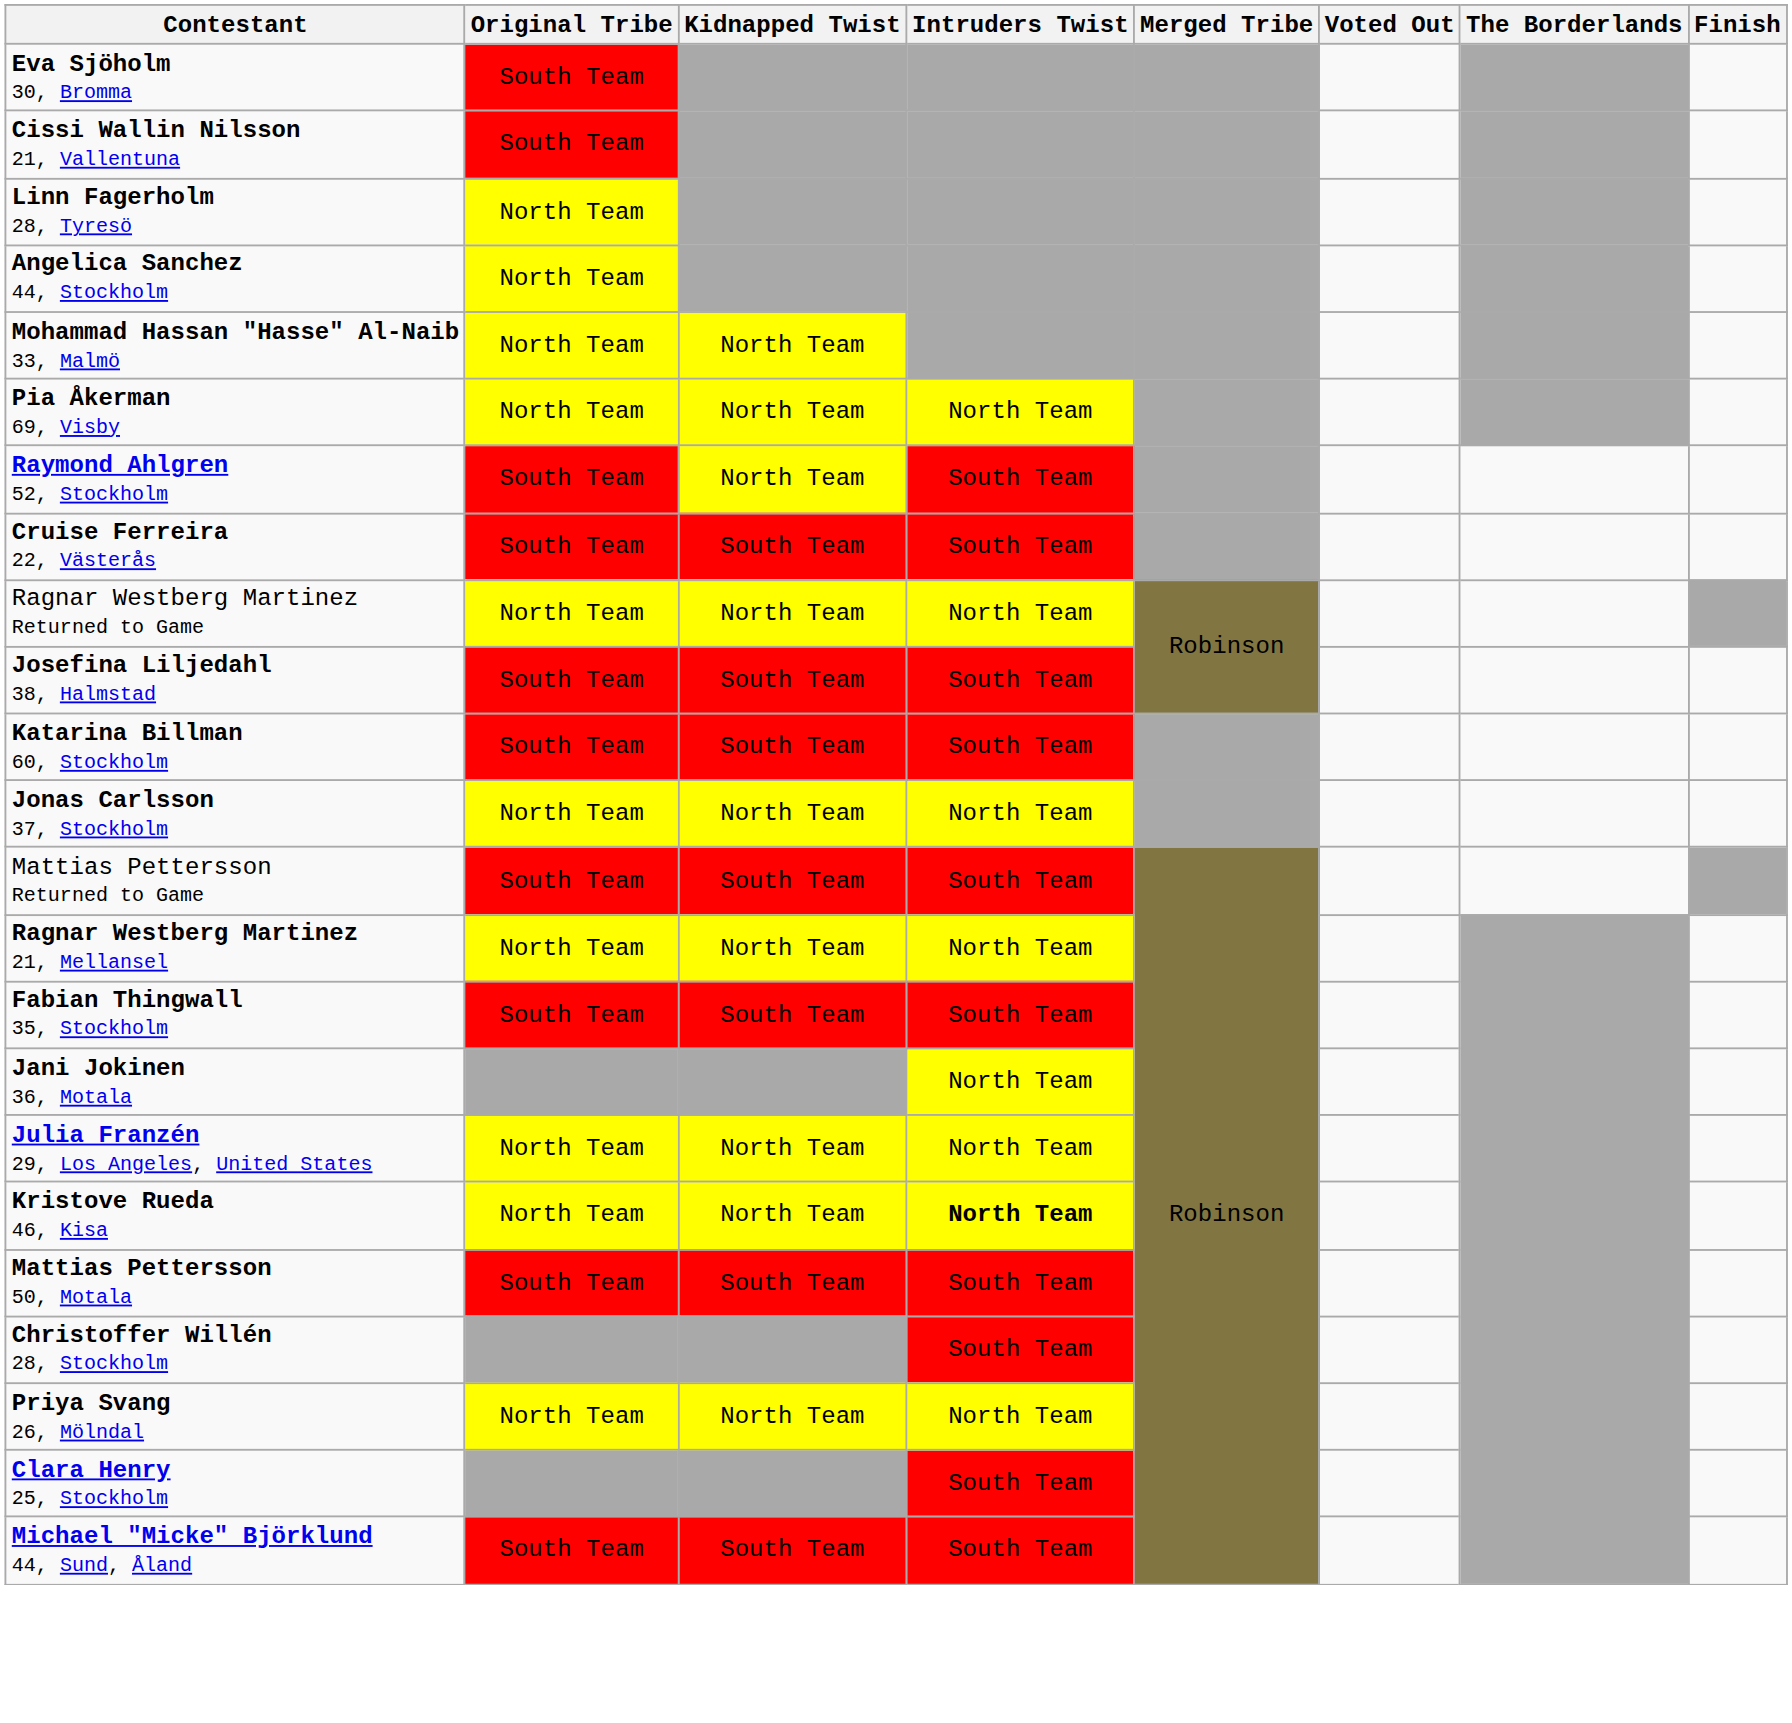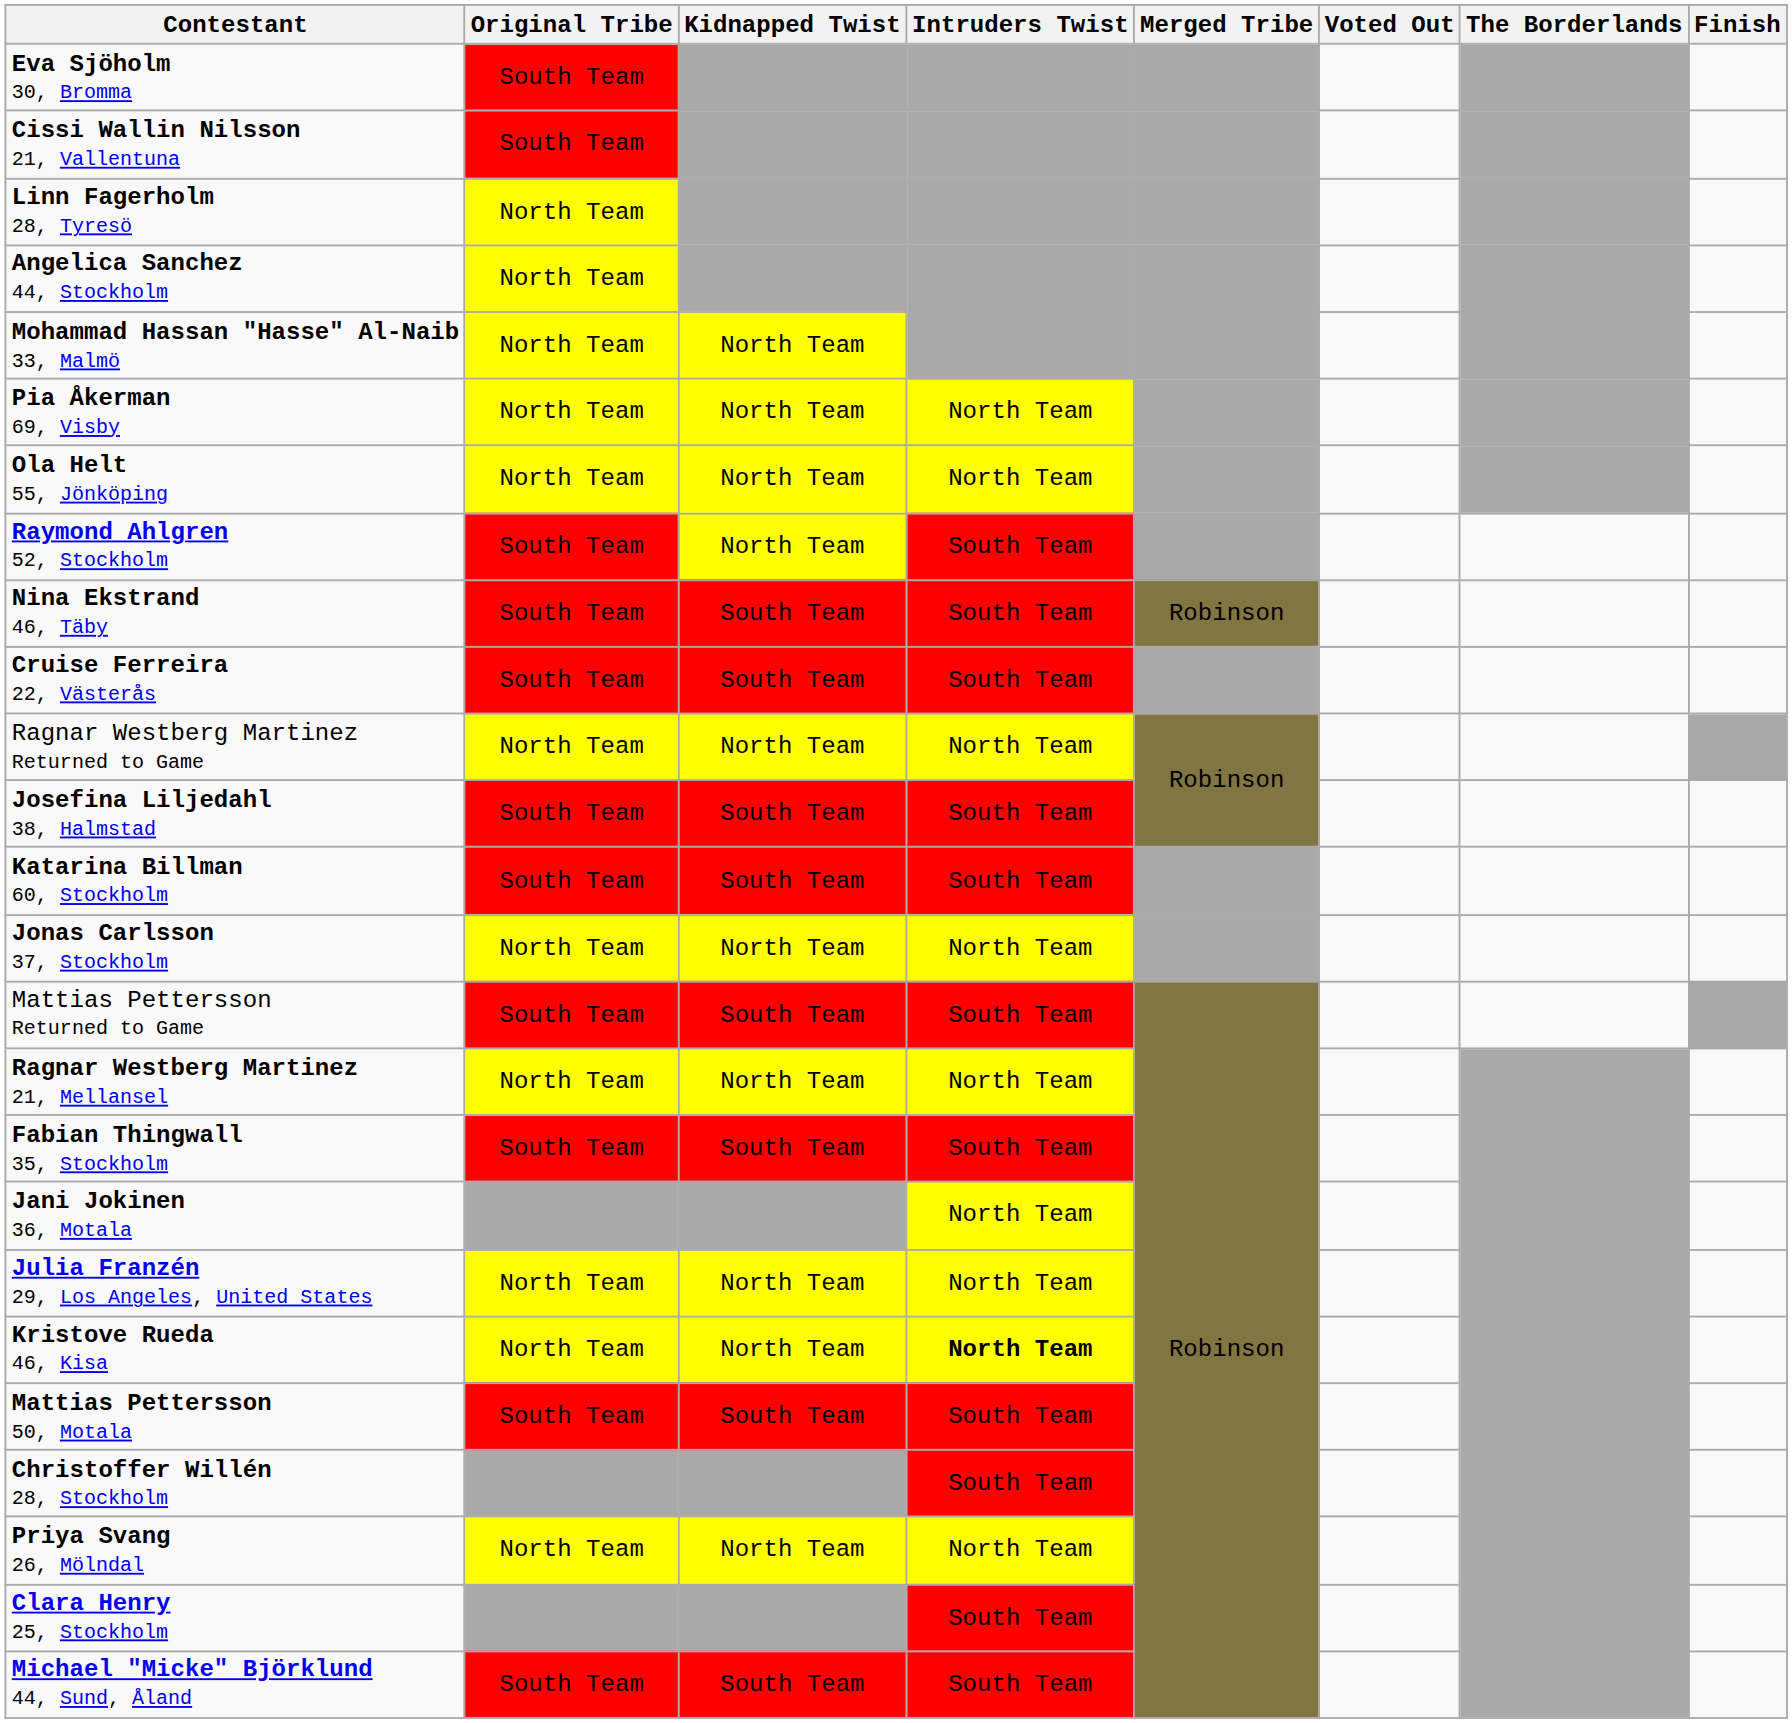+ row: (90, 478)
+ row: (106, 612)
